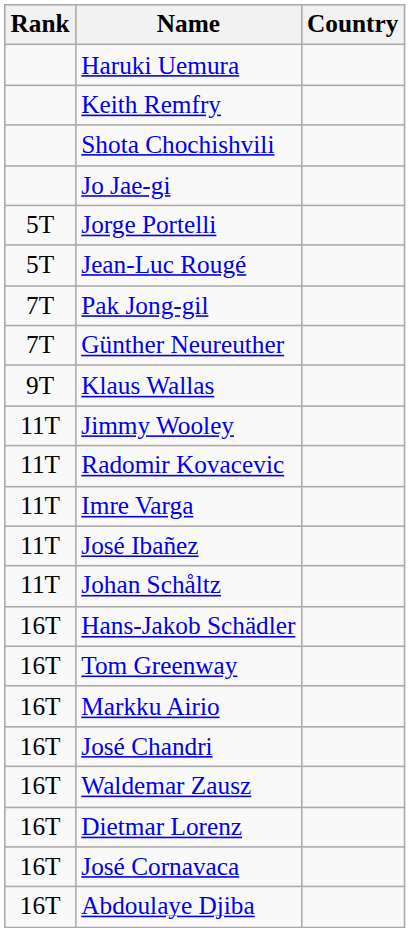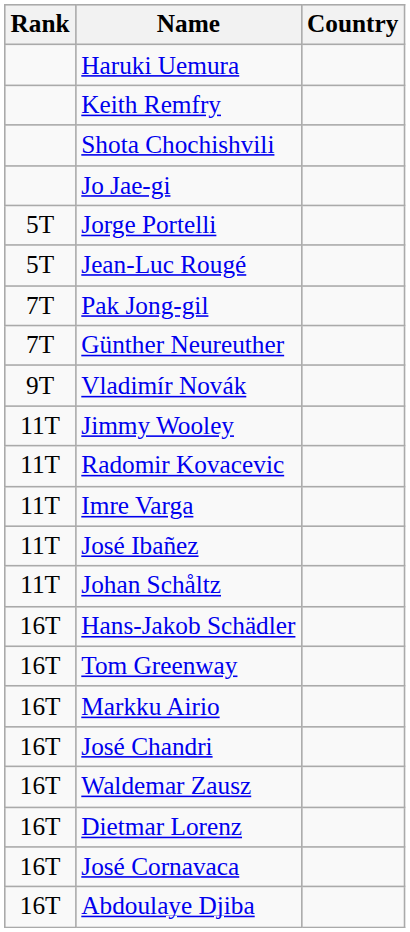+ row: (164, 385)
- row: (148, 385)
